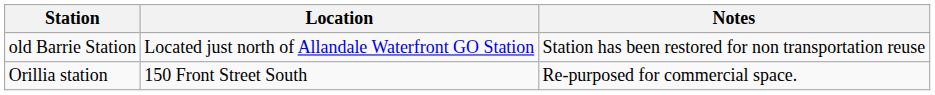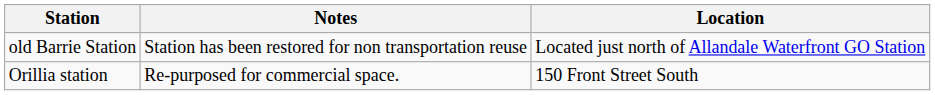columns swapped: (339, 18) <-> (734, 18)
